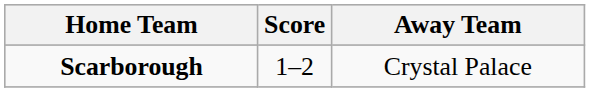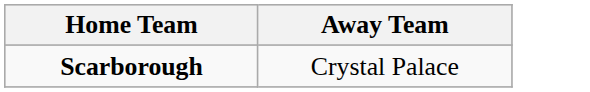- column: (295, 24)
